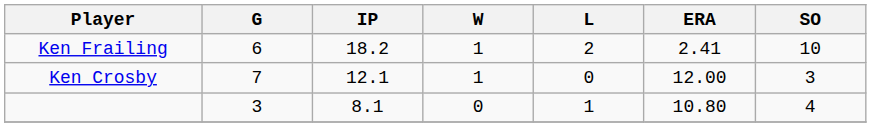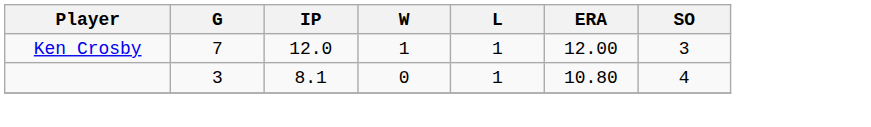- row: (103, 49)
(367, 78) 12.1 -> (311, 49) 12.0
(589, 78) 0 -> (497, 49) 1
